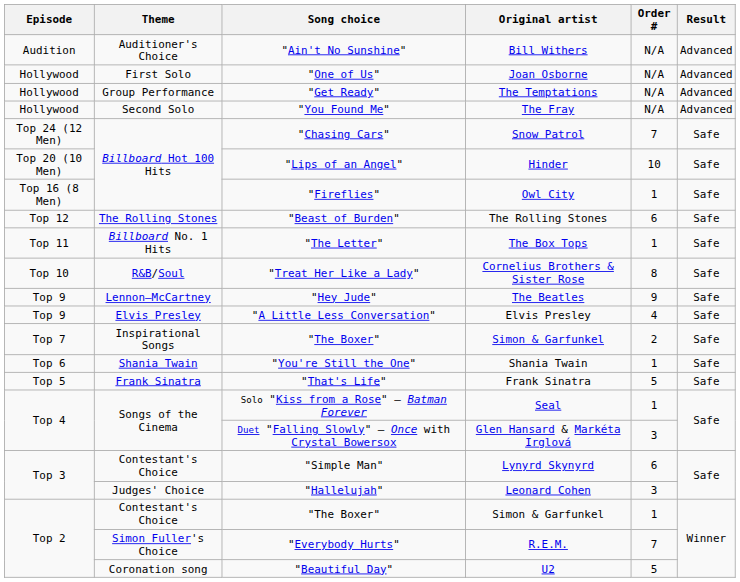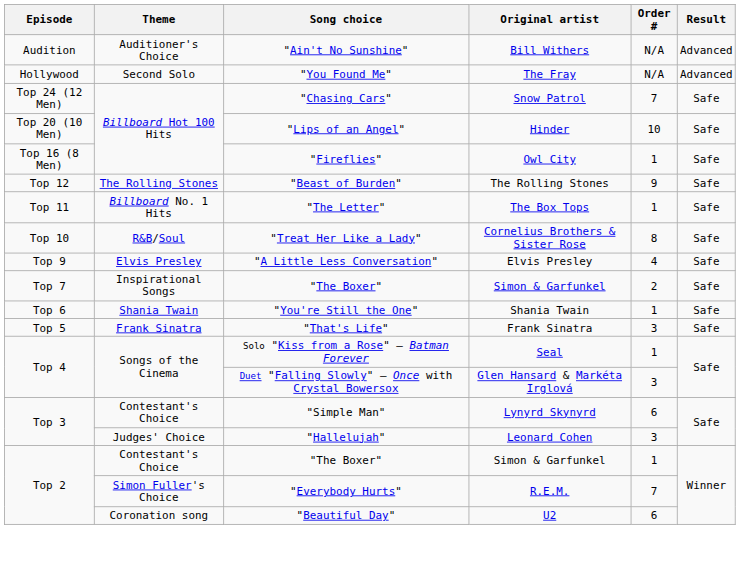- row: (158, 74)
- row: (158, 92)
(654, 219) 6 -> (654, 183) 9
- row: (158, 297)
(654, 381) 5 -> (654, 328) 3
(654, 569) 5 -> (654, 515) 6
